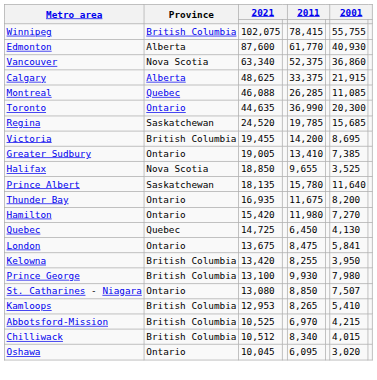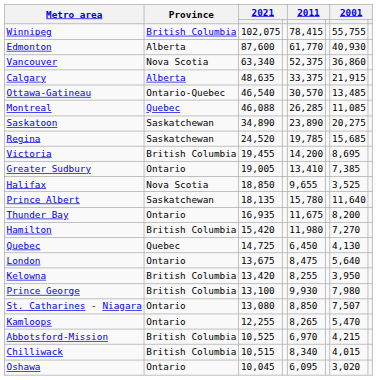(258, 77) 48,625 -> (258, 77) 48,635
+ row: (49, 93)
- row: (26, 108)
+ row: (32, 123)
(166, 215) Ontario -> (191, 230) British Columbia
(346, 245) 5,841 -> (346, 261) 5,640
(191, 306) British Columbia -> (166, 322) Ontario
(258, 306) 12,953 -> (258, 322) 12,255
(346, 306) 5,410 -> (346, 322) 5,470
(258, 337) 10,512 -> (258, 352) 10,515
